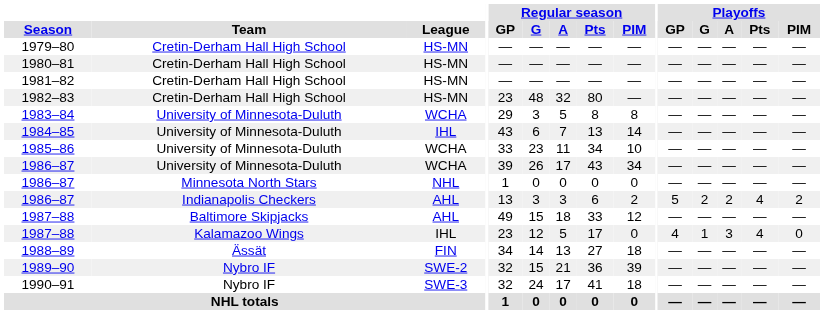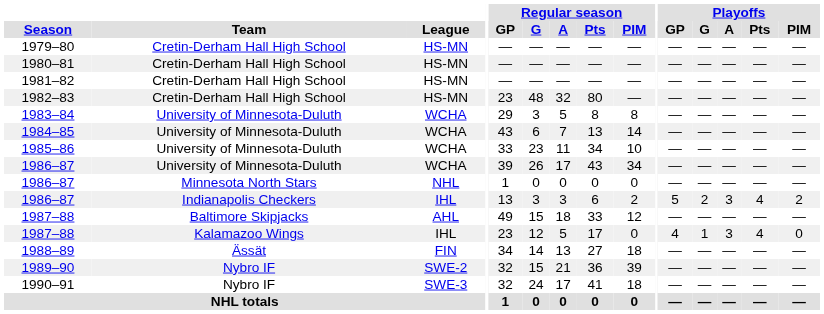(446, 131) IHL -> (446, 131) WCHA
(446, 199) AHL -> (446, 199) IHL
(729, 199) 2 -> (729, 199) 3
